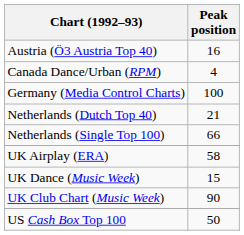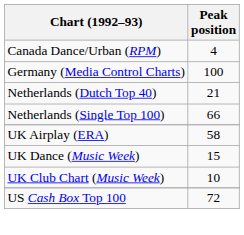- row: (82, 51)
(214, 198) 90 -> (214, 177) 10
(214, 219) 50 -> (214, 198) 72
